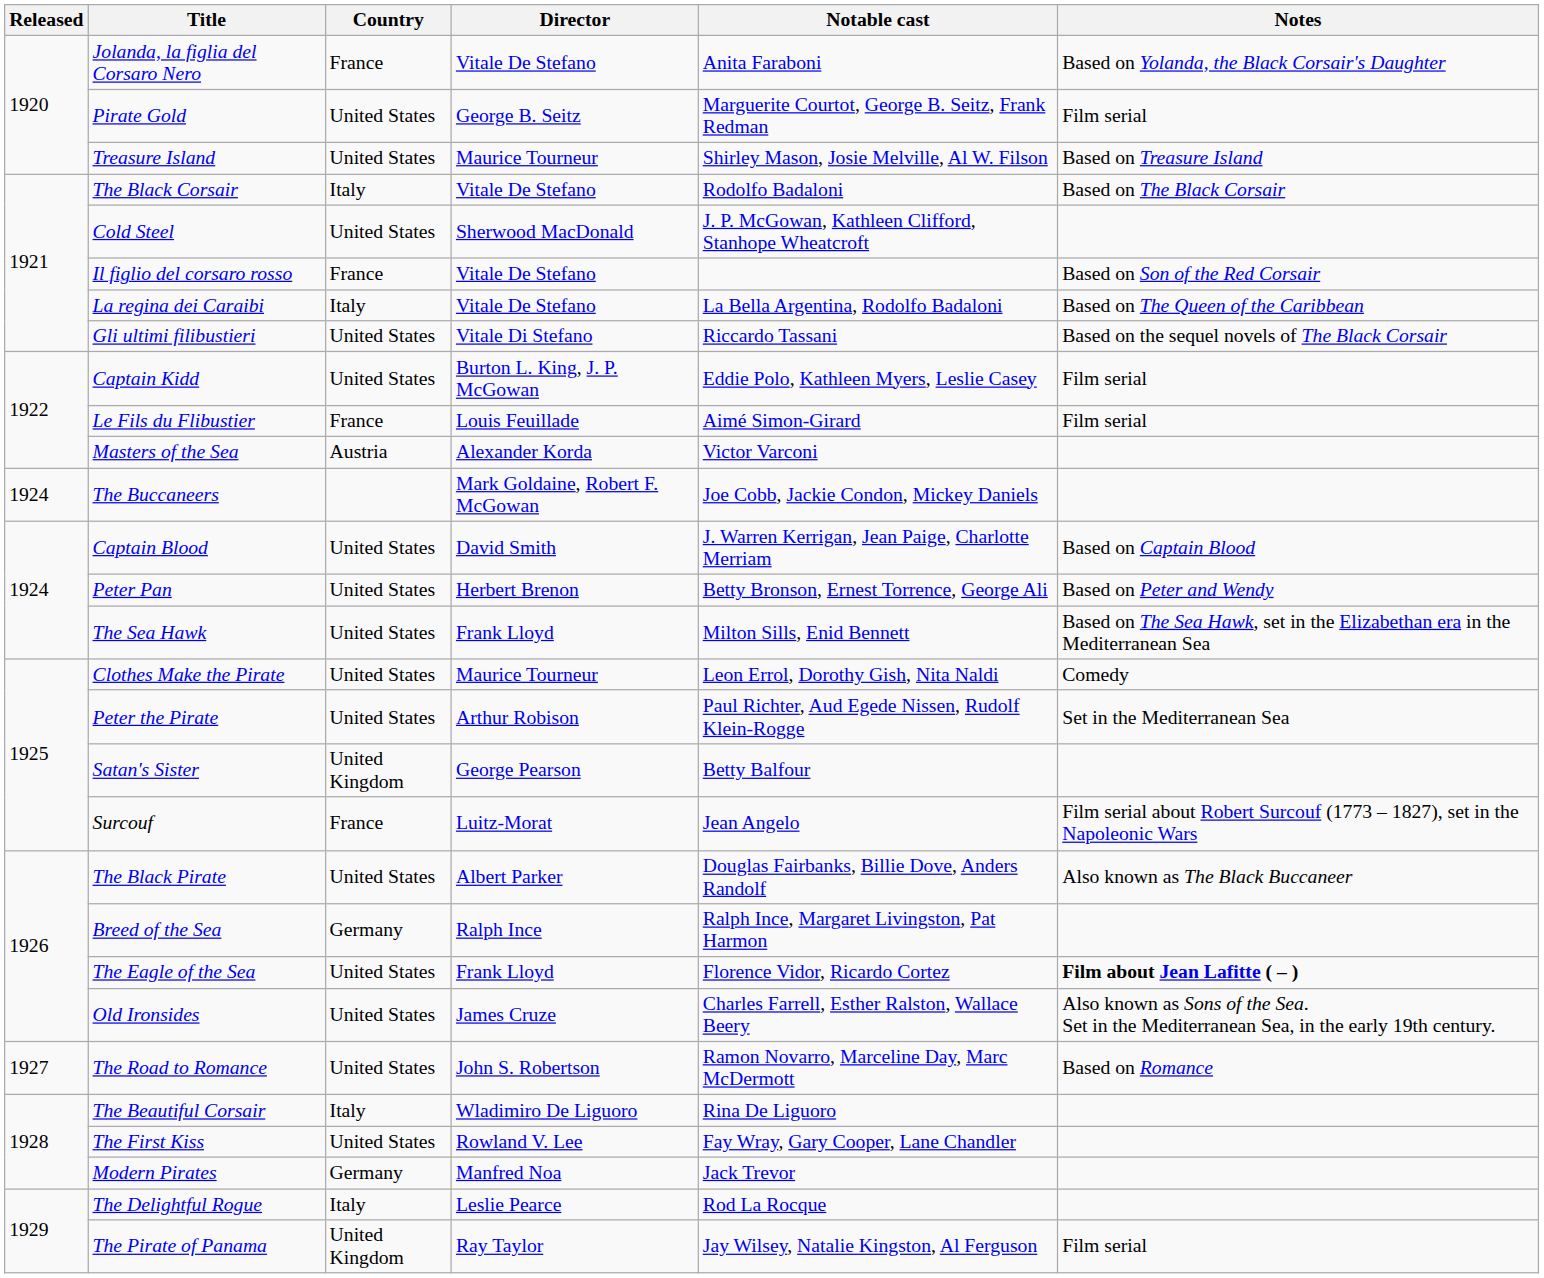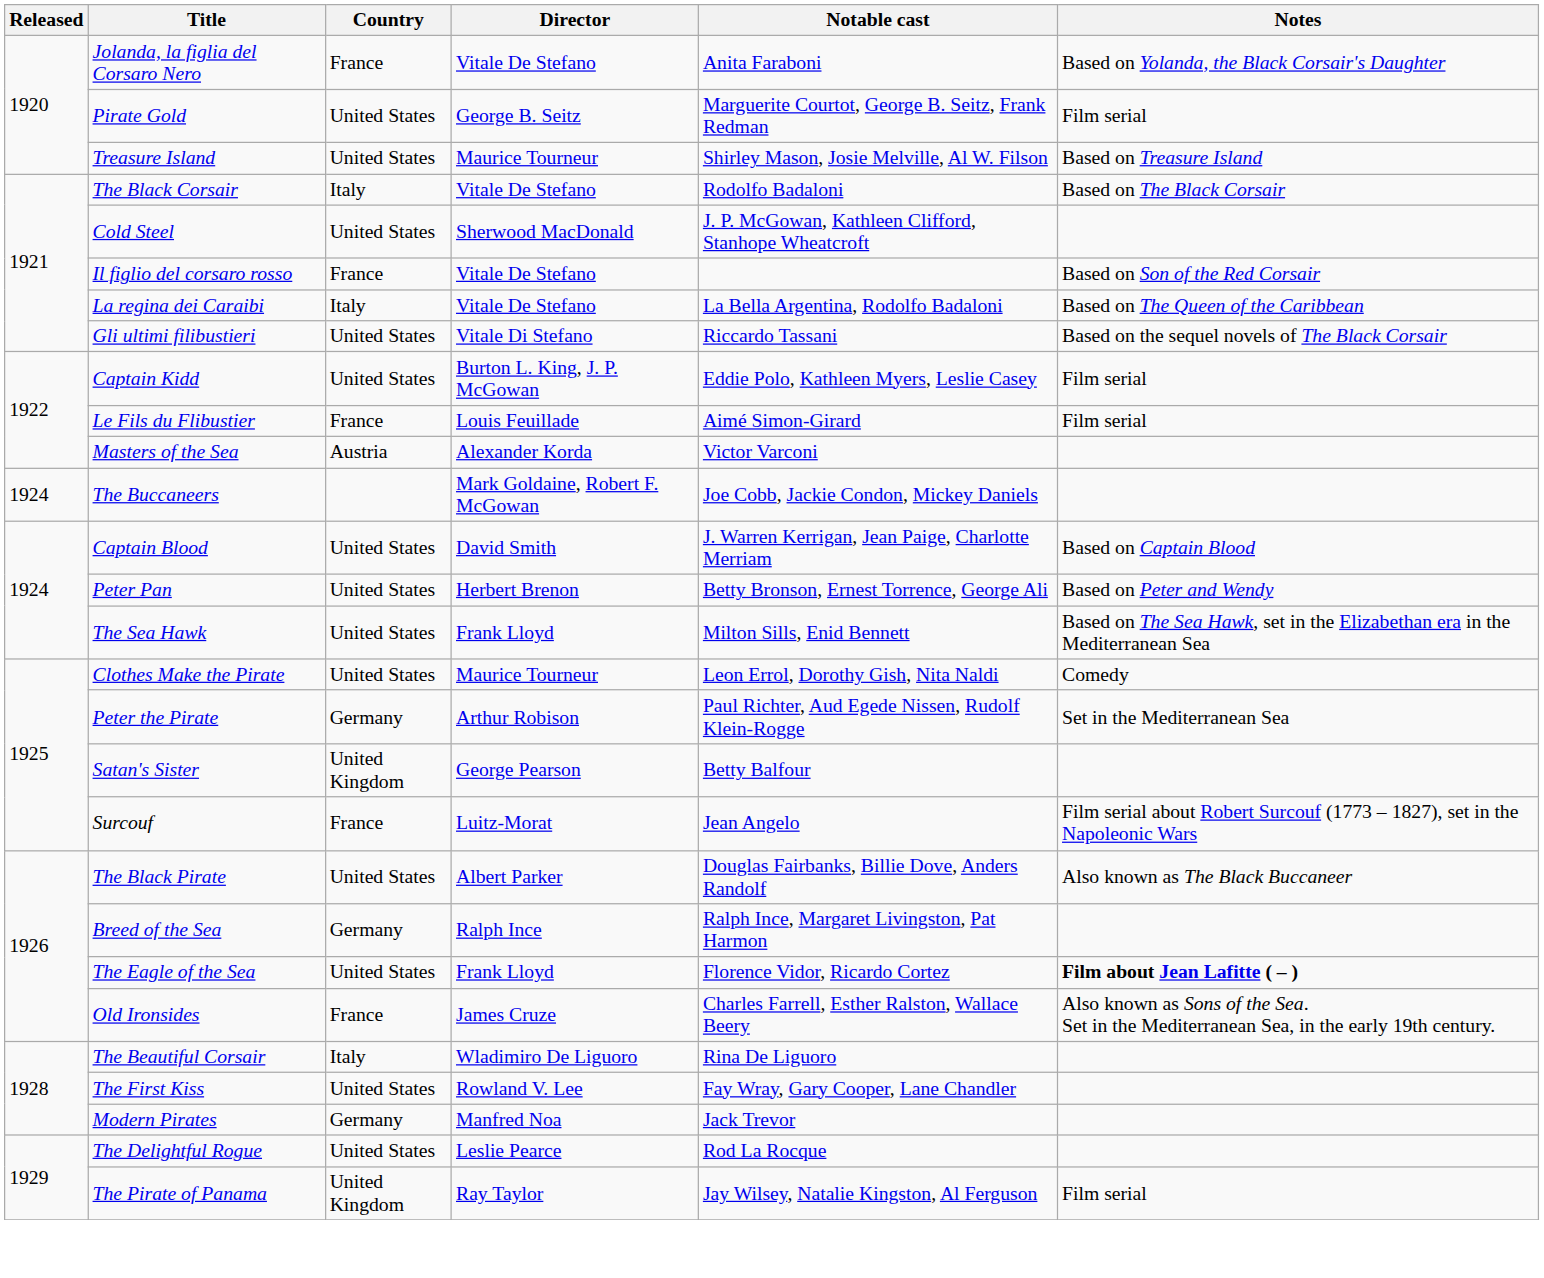(382, 716) United States -> (366, 716) Germany
(382, 1014) United States -> (356, 1014) France
- row: (180, 1068)
(348, 1203) Italy -> (382, 1150) United States
